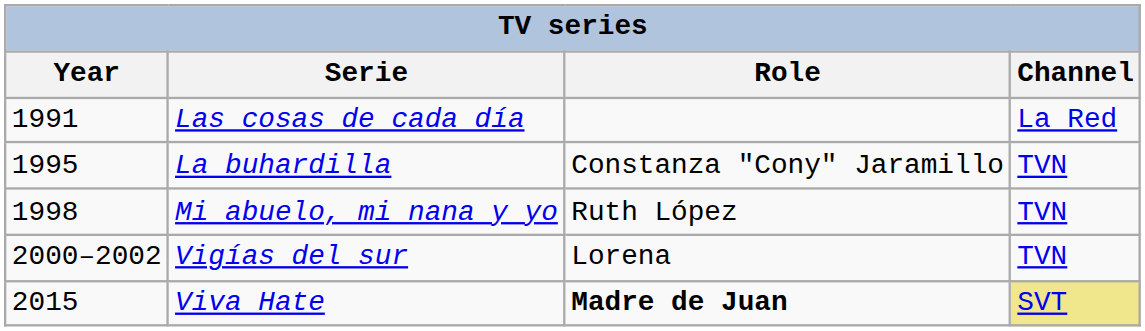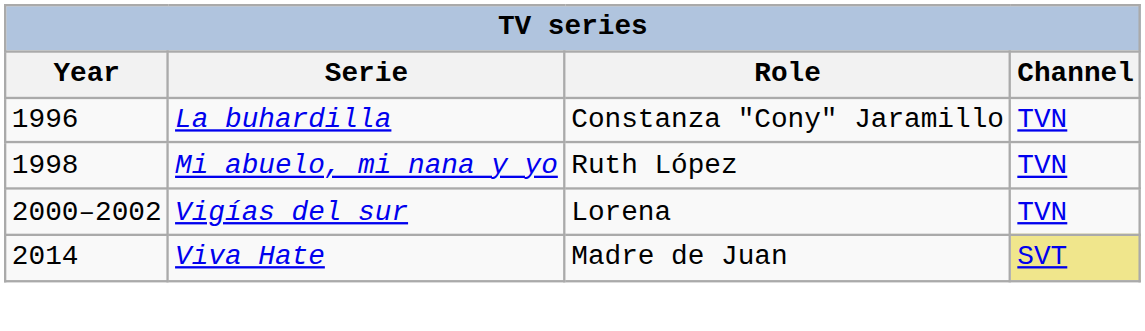- row: (350, 120)
(45, 166) 1995 -> (45, 120) 1996
(45, 303) 2015 -> (45, 258) 2014
(679, 303) bold -> (679, 258) normal
